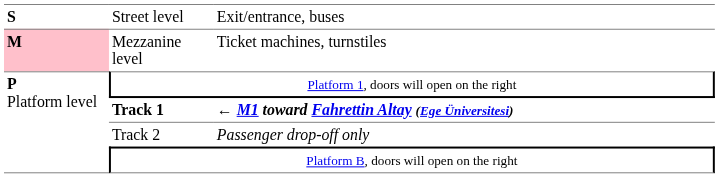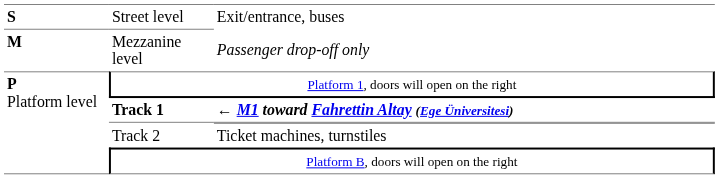(14, 41) pink background -> (14, 41) no background
(302, 41) Ticket machines, turnstiles -> (293, 50) Passenger drop-off only
(293, 134) Passenger drop-off only -> (302, 135) Ticket machines, turnstiles
